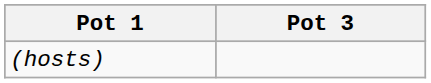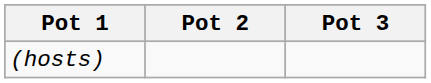+ column: (215, 23)
